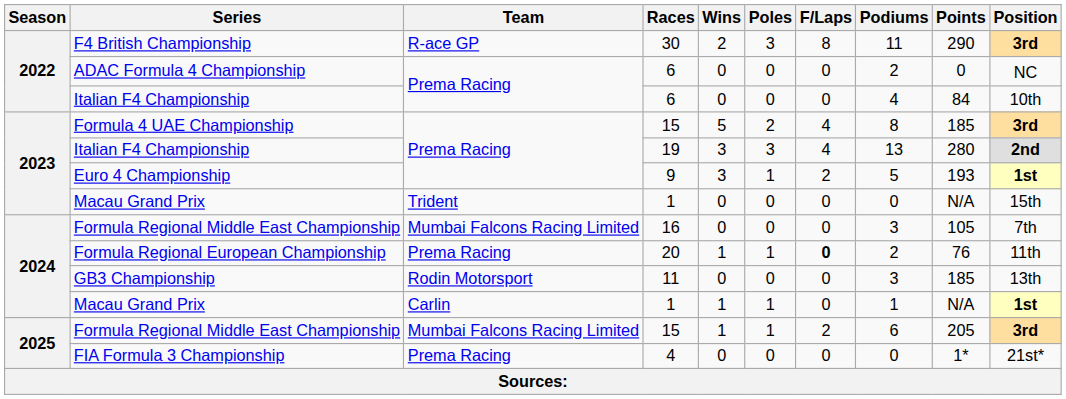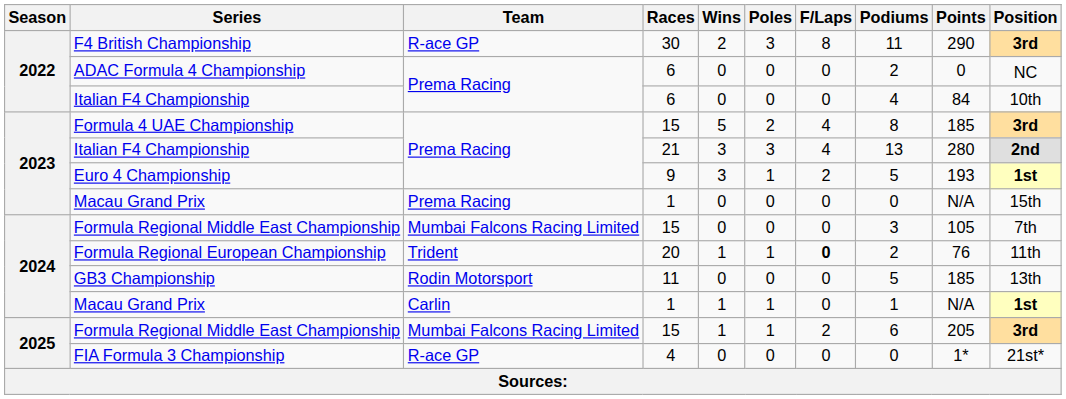(671, 151) 19 -> (671, 151) 21
(433, 202) Trident -> (459, 202) Prema Racing
(671, 228) 16 -> (671, 228) 15
(459, 253) Prema Racing -> (433, 253) Trident
(894, 279) 3 -> (894, 279) 5
(459, 356) Prema Racing -> (443, 356) R-ace GP
